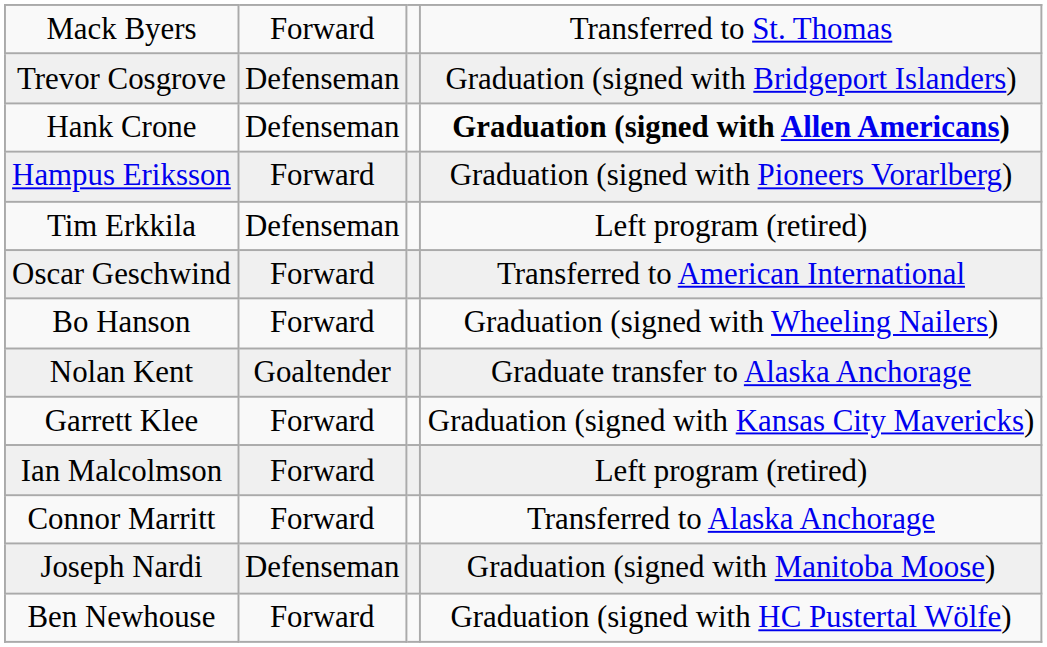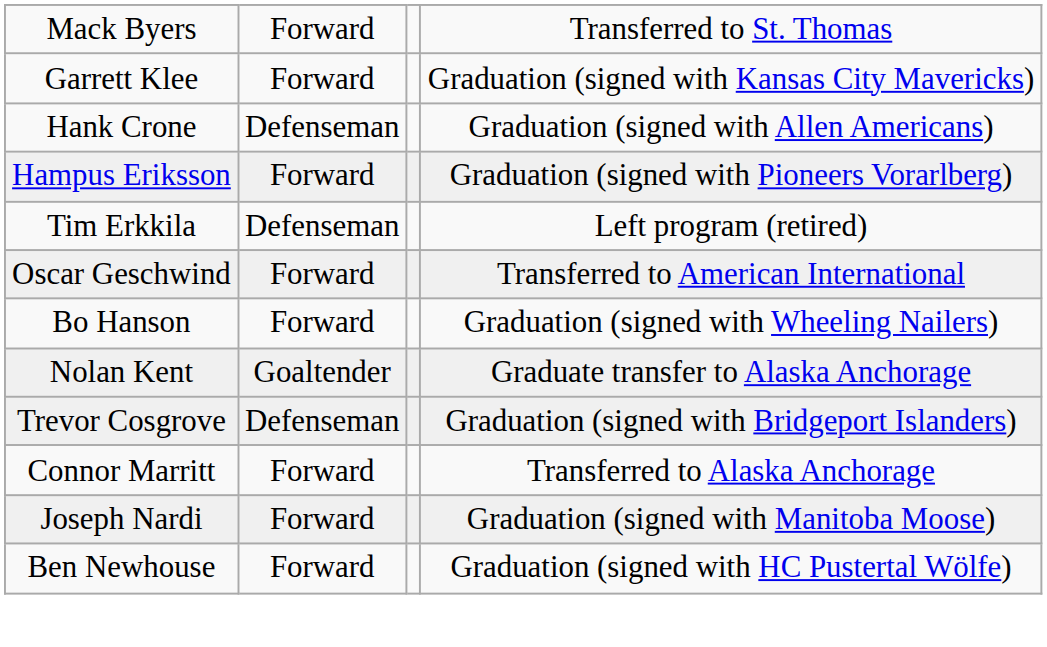rows swapped: (121, 77) <-> (121, 420)
(731, 126) bold -> (731, 126) normal
- row: (121, 469)
(322, 567) Defenseman -> (322, 518) Forward
